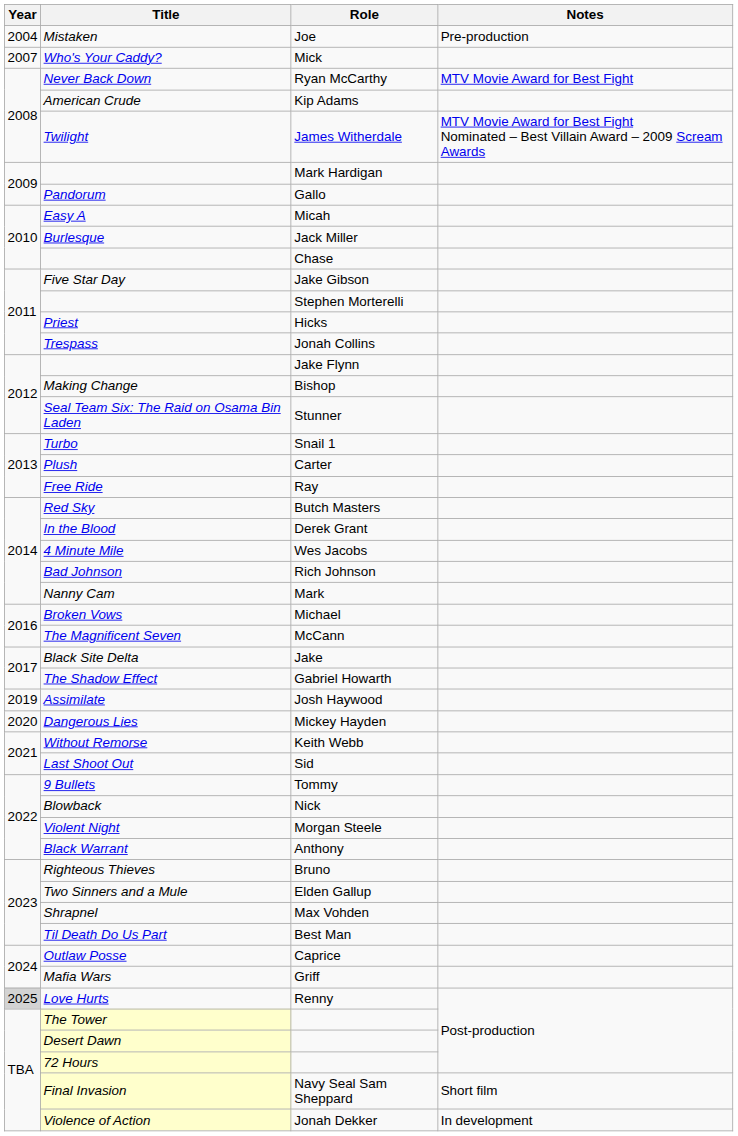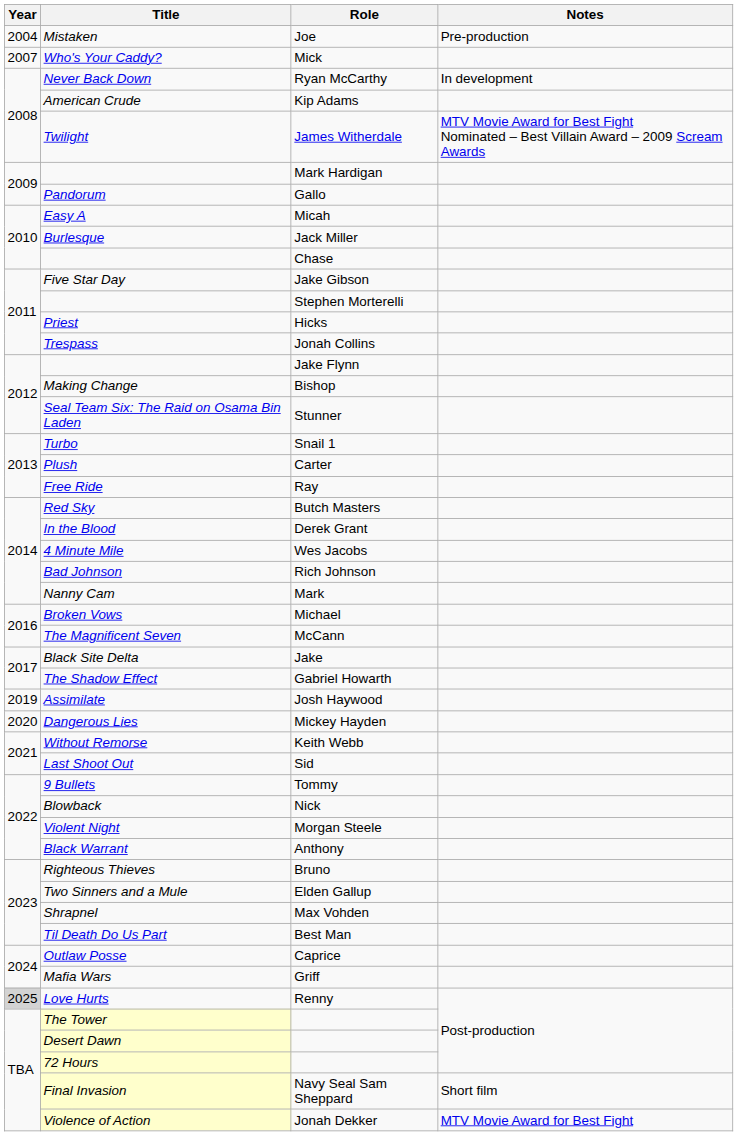(537, 79) MTV Movie Award for Best Fight -> (487, 79) In development
(487, 1120) In development -> (537, 1120) MTV Movie Award for Best Fight
